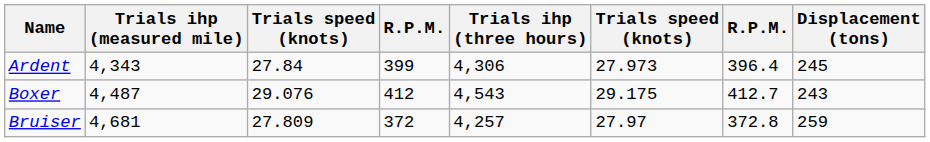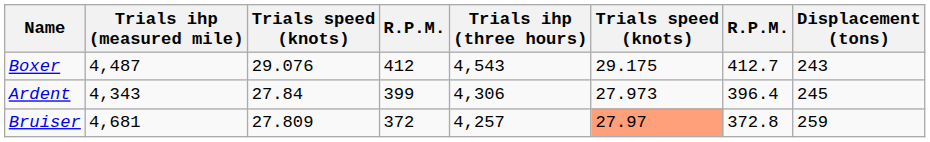rows swapped: (40, 66) <-> (34, 94)
(621, 122) no background -> (621, 122) lightsalmon background
